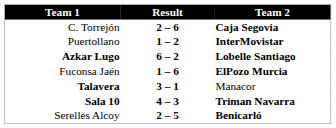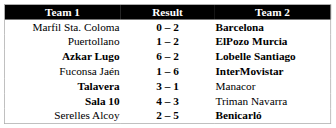+ row: (76, 27)
- row: (94, 27)
(250, 41) InterMovistar -> (251, 41) ElPozo Murcia
(251, 71) ElPozo Murcia -> (250, 71) InterMovistar
(255, 101) bold -> (251, 101) normal
